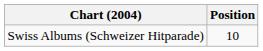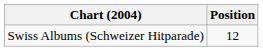(232, 35) 10 -> (232, 35) 12
